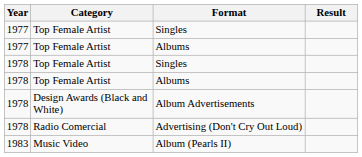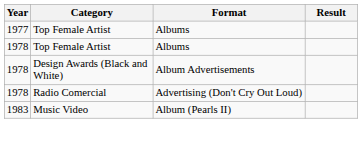- row: (18, 30)
- row: (18, 64)
